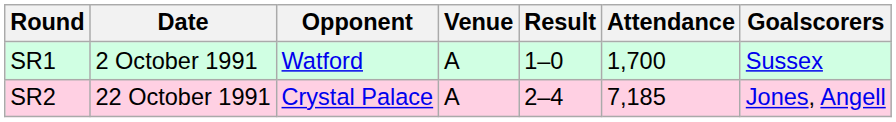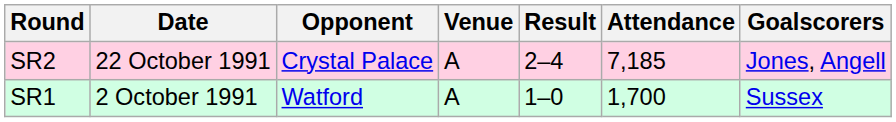rows swapped: (33, 60) <-> (33, 97)
